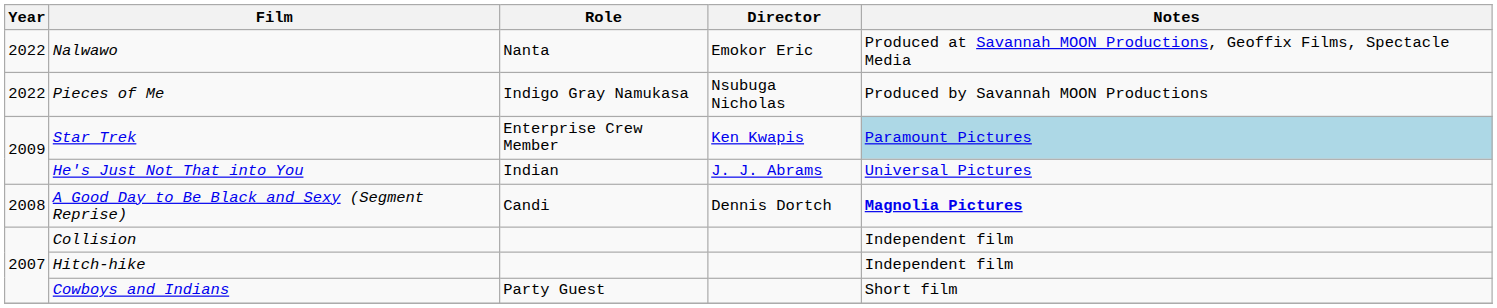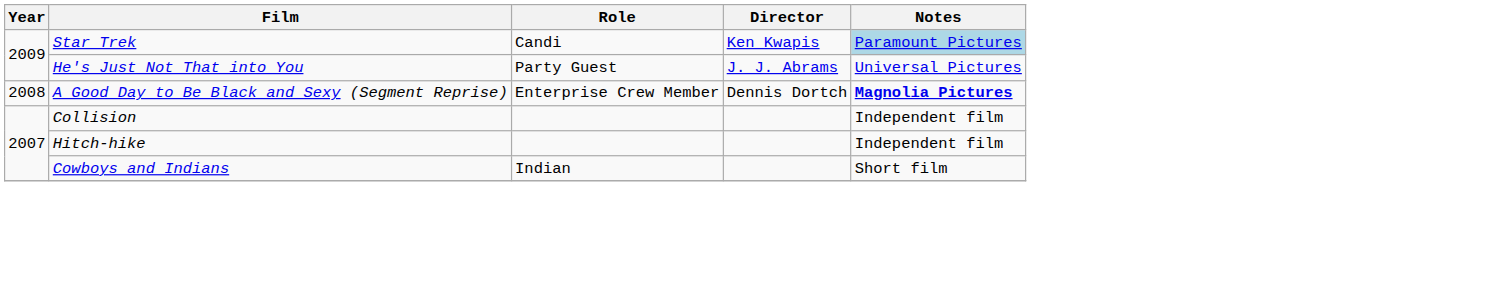- row: (85, 51)
- row: (108, 94)
(573, 137) Enterprise Crew Member -> (538, 42) Candi
(531, 172) Indian -> (566, 68) Party Guest
(526, 206) Candi -> (617, 93) Enterprise Crew Member
(554, 290) Party Guest -> (543, 168) Indian
